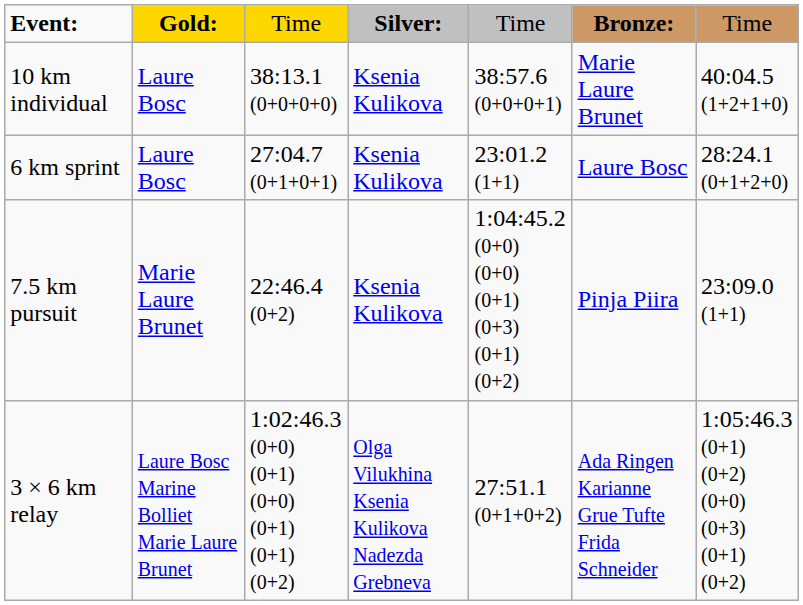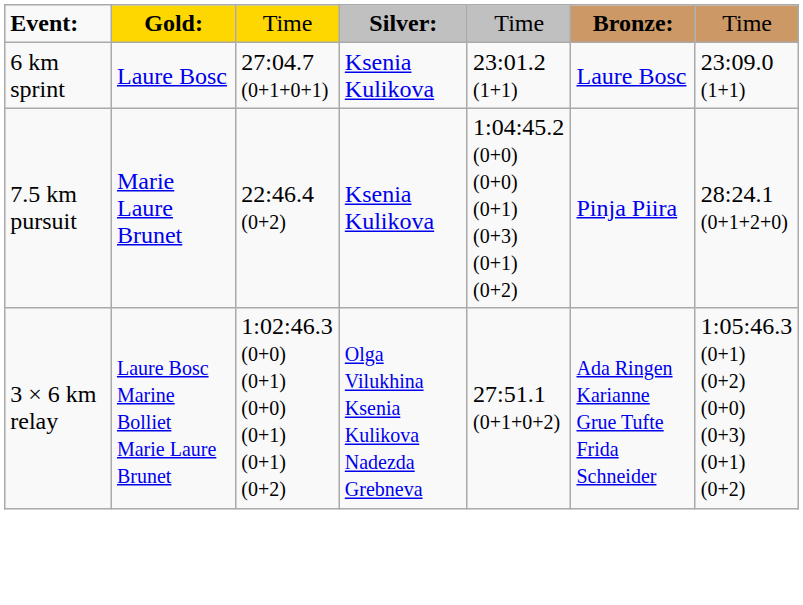- row: (59, 88)
(745, 167) 28:24.1 (0+1+2+0) -> (737, 75) 23:09.0 (1+1)
(737, 299) 23:09.0 (1+1) -> (744, 207) 28:24.1 (0+1+2+0)
